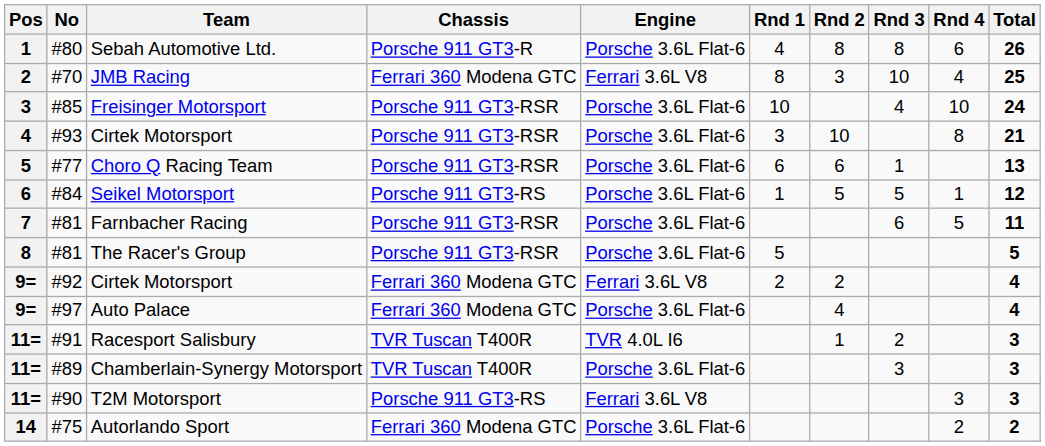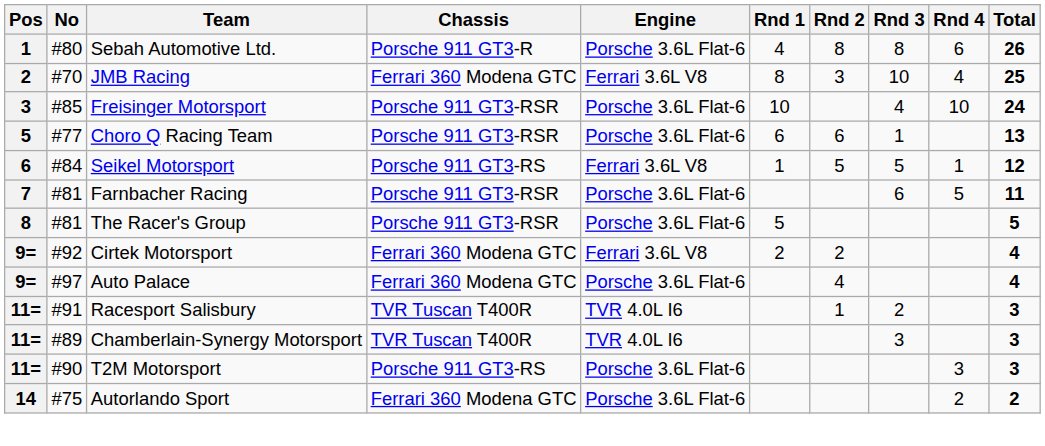- row: (67, 136)
(665, 194) Porsche 3.6L Flat-6 -> (646, 165) Ferrari 3.6L V8
(665, 369) Porsche 3.6L Flat-6 -> (634, 340) TVR 4.0L I6
(646, 398) Ferrari 3.6L V8 -> (665, 369) Porsche 3.6L Flat-6
